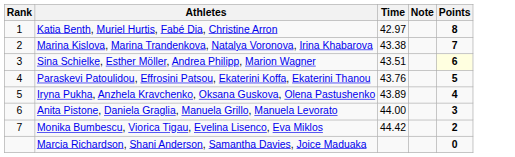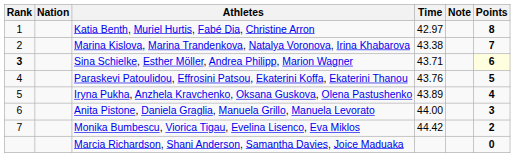+ column: (53, 12)
(19, 62) normal -> (19, 62) bold
(393, 62) 43.51 -> (430, 62) 43.71
